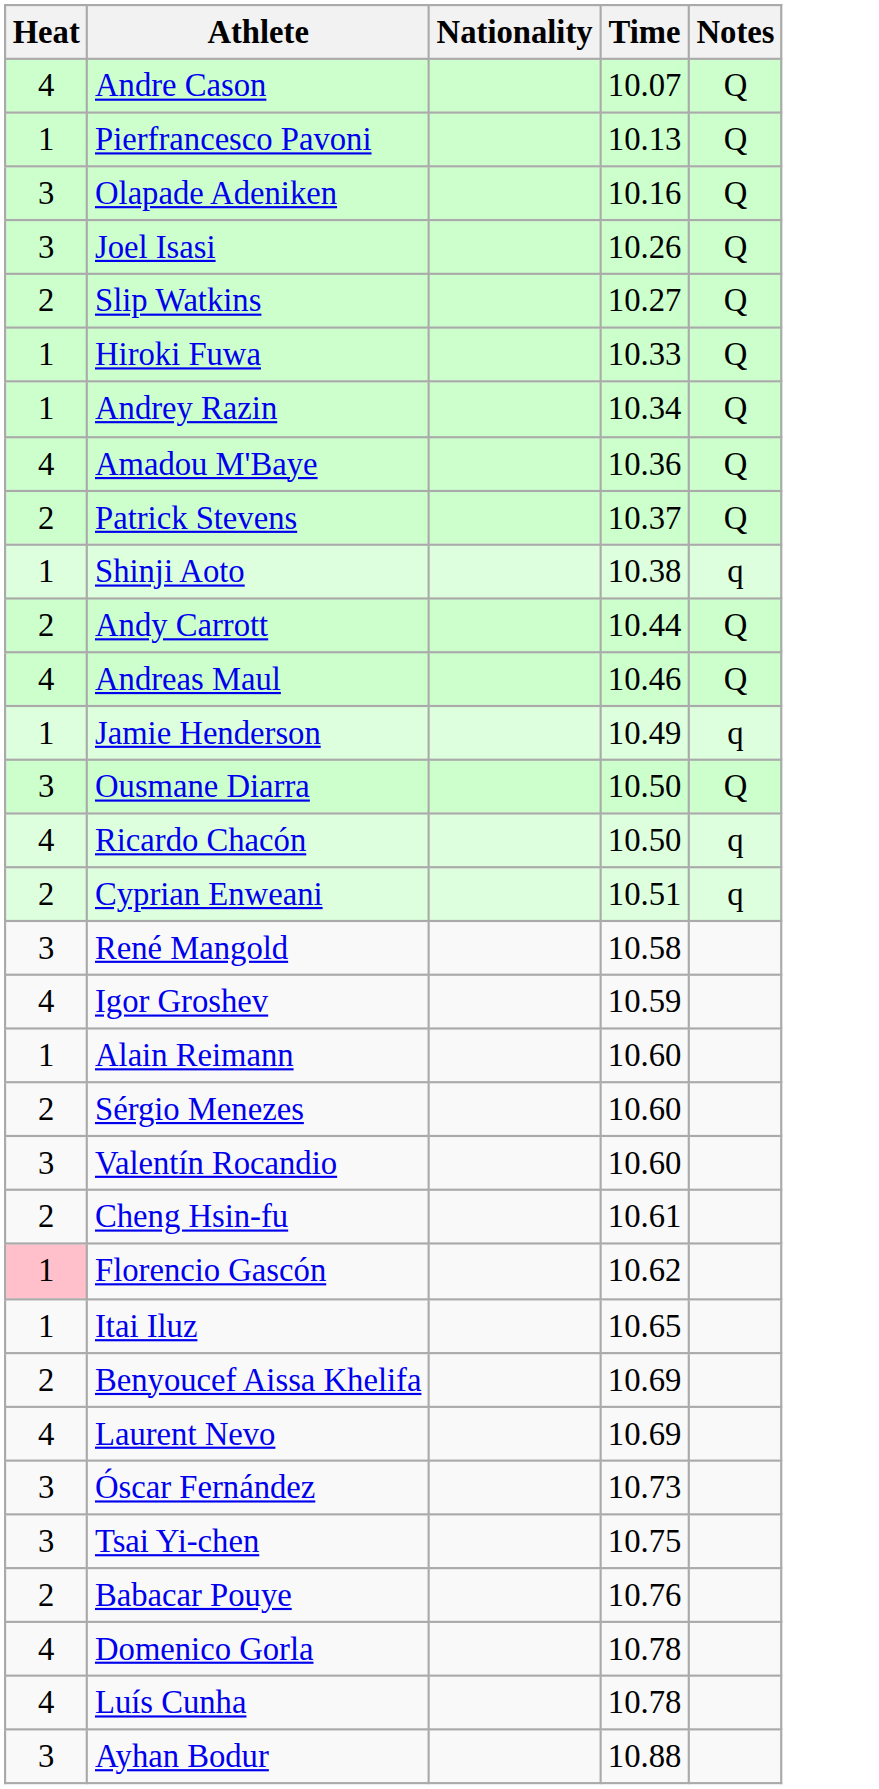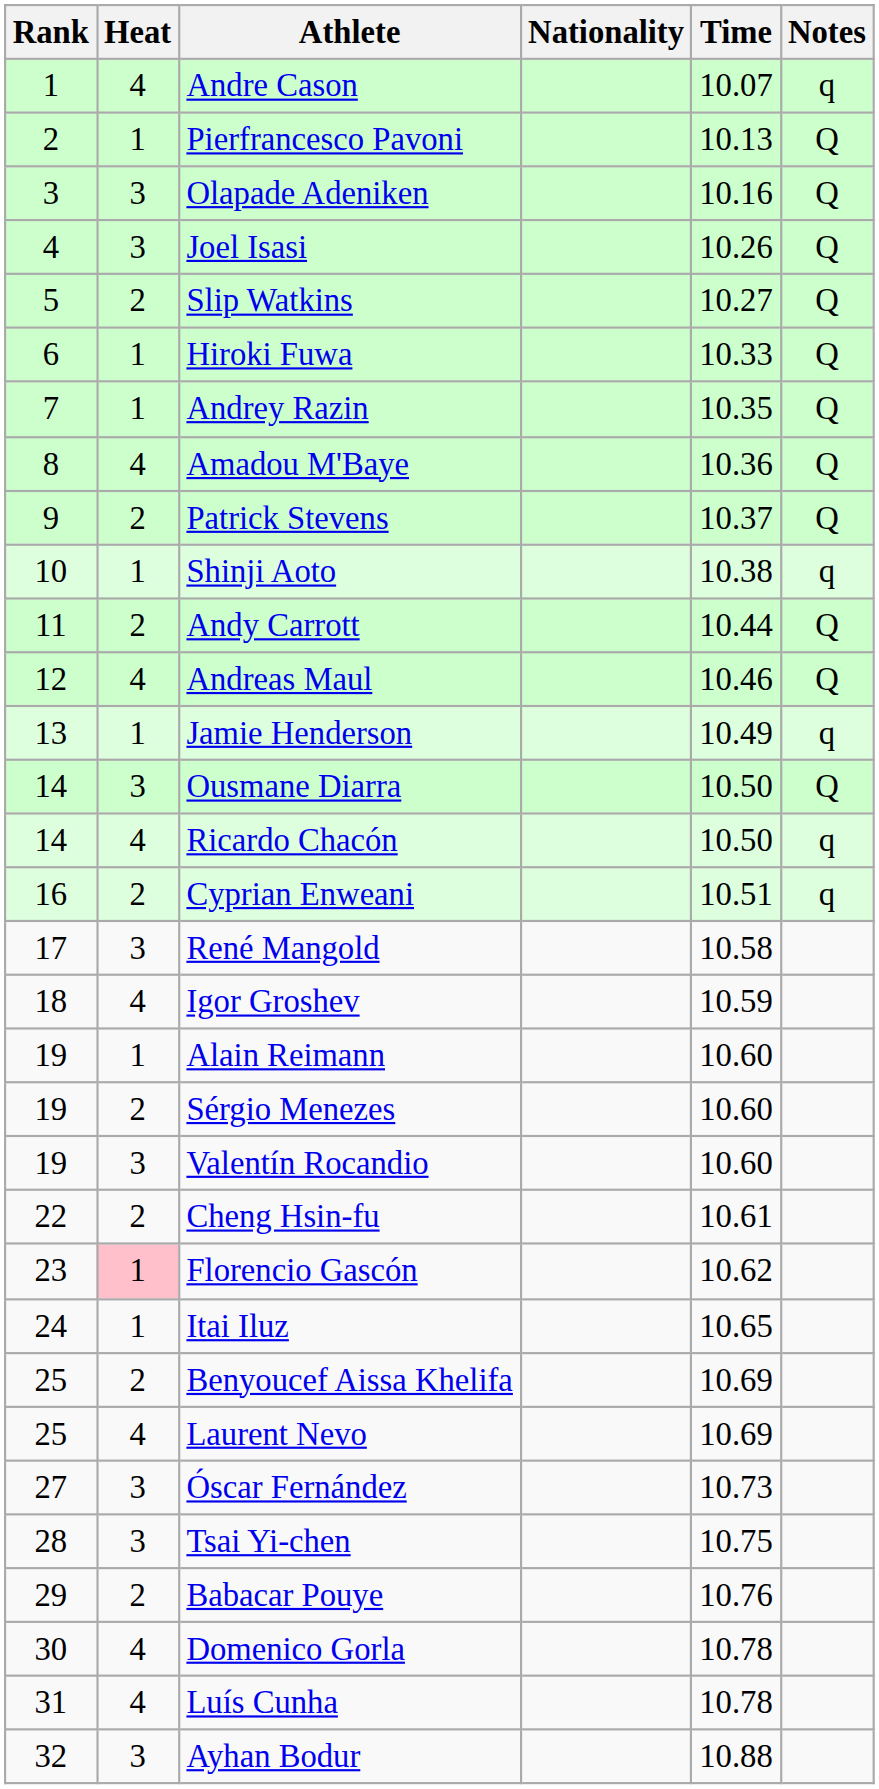+ column: (51, 31)
(736, 85) Q -> (827, 85) q
(645, 408) 10.34 -> (736, 408) 10.35
